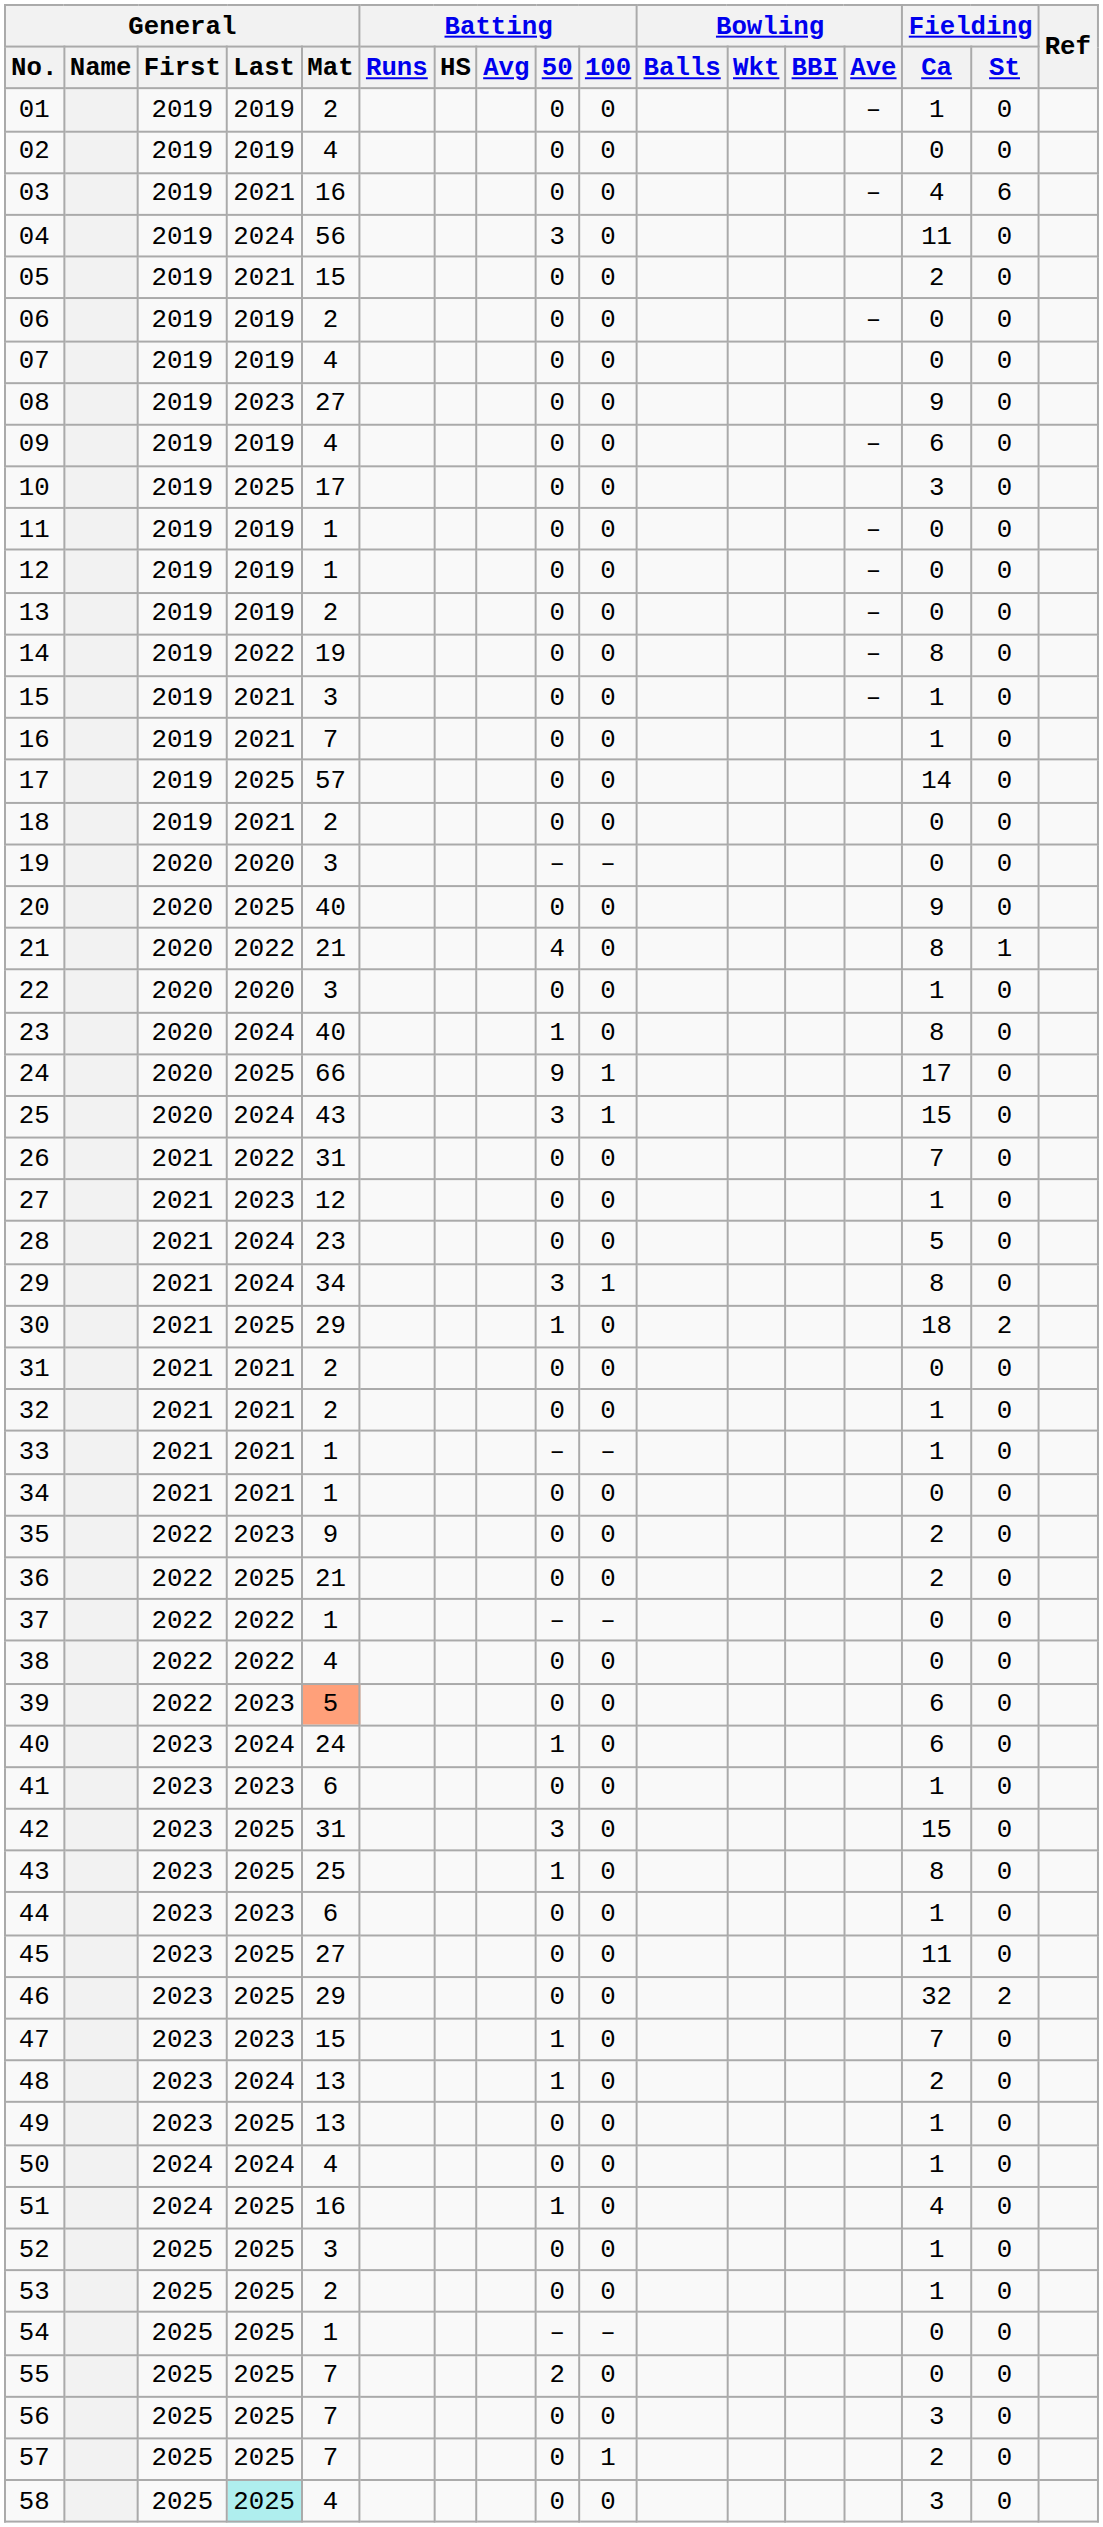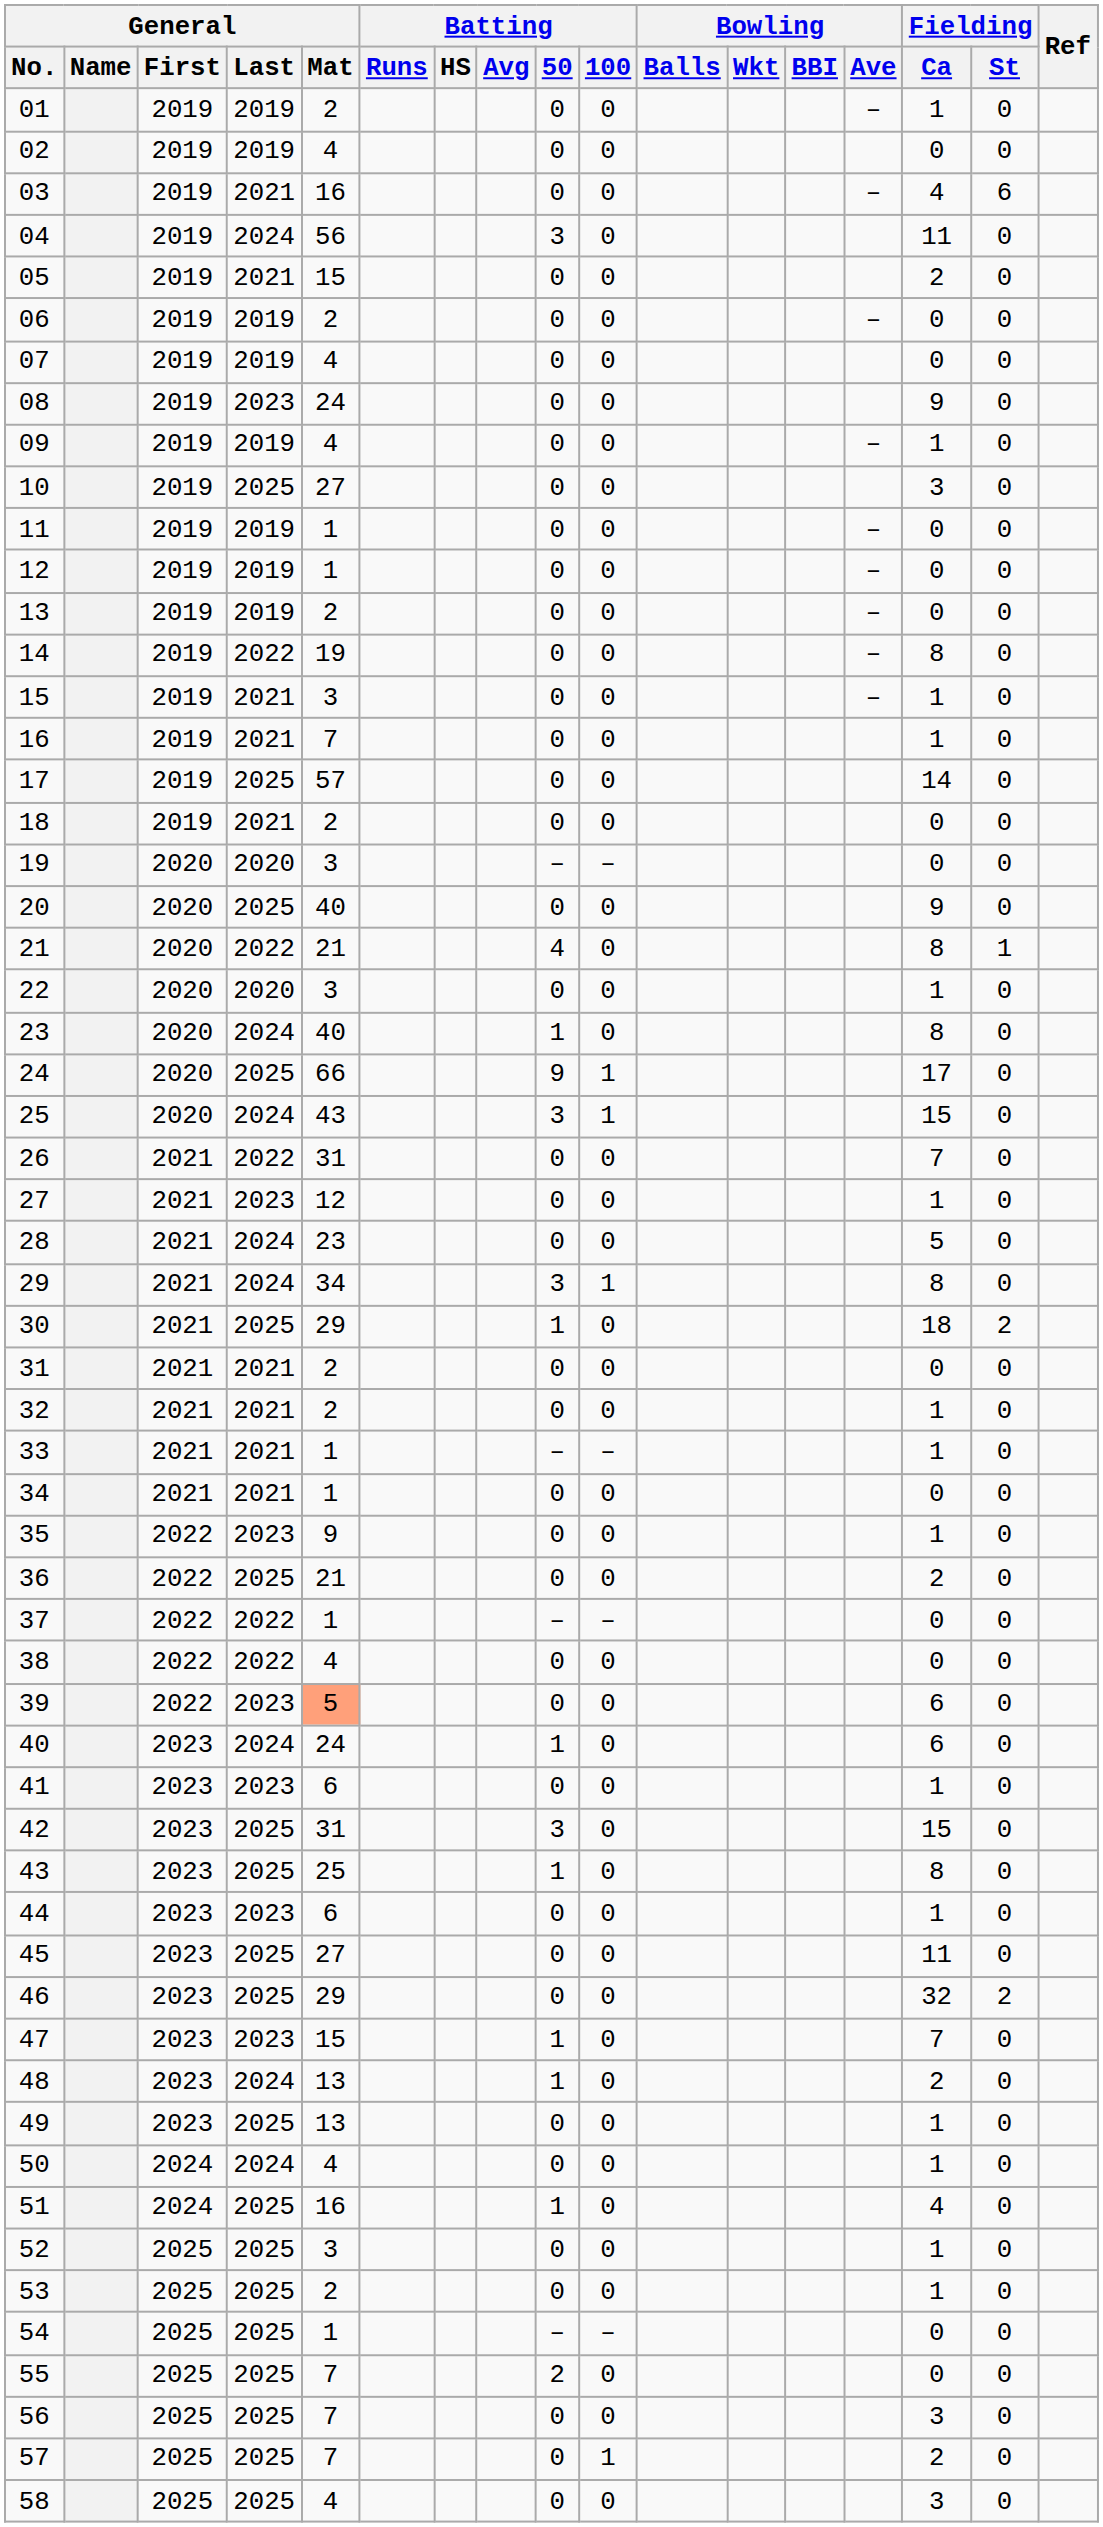(330, 404) 27 -> (330, 404) 24
(937, 445) 6 -> (937, 445) 1
(330, 487) 17 -> (330, 487) 27
(937, 1536) 2 -> (937, 1536) 1
(264, 2501) paleturquoise background -> (264, 2501) no background
